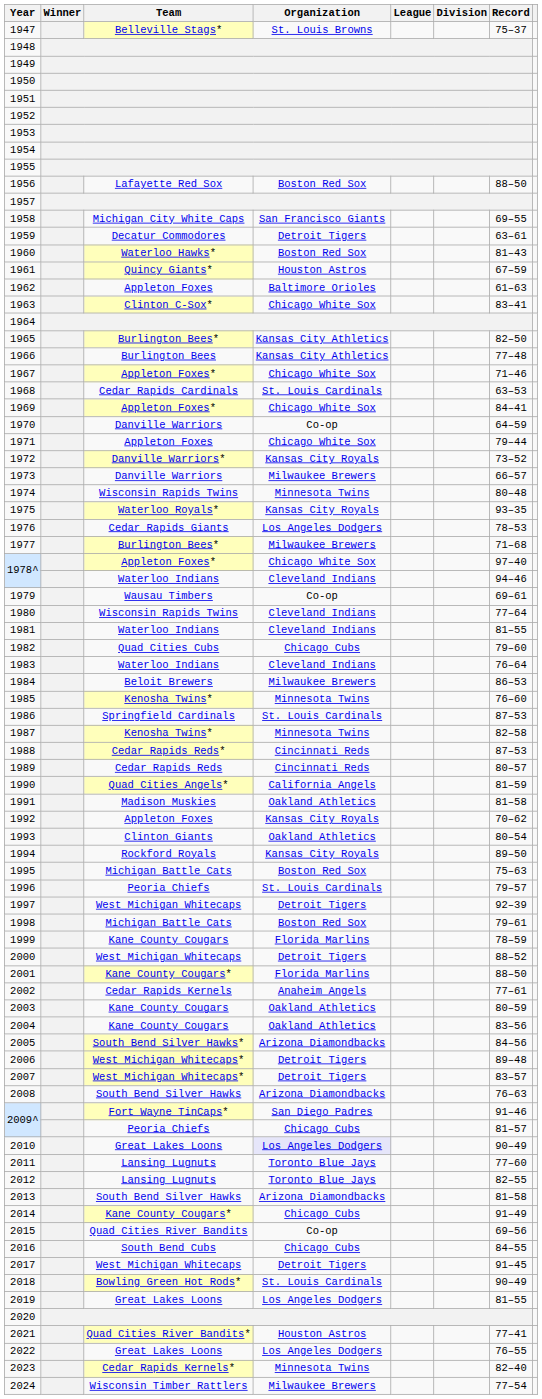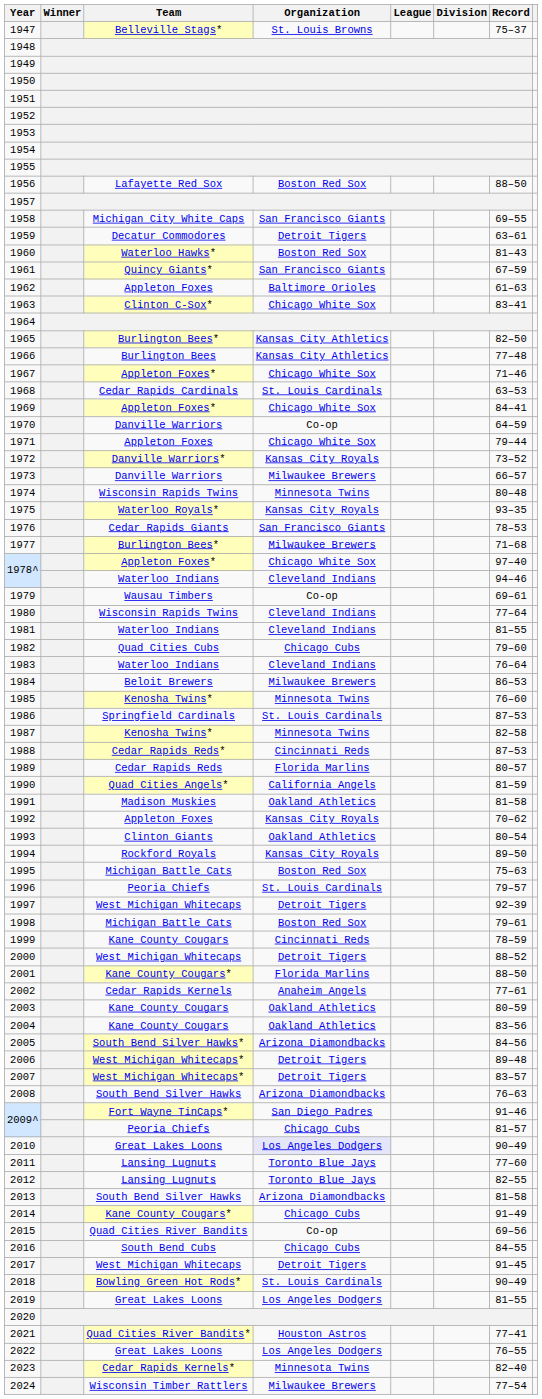(322, 270) Houston Astros -> (322, 270) San Francisco Giants
(322, 528) Los Angeles Dodgers -> (322, 528) San Francisco Giants
(322, 768) Cincinnati Reds -> (322, 768) Florida Marlins
(322, 940) Florida Marlins -> (322, 940) Cincinnati Reds
